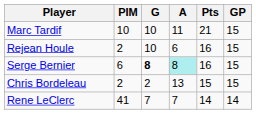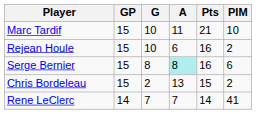columns swapped: (238, 13) <-> (128, 13)
(147, 65) bold -> (147, 65) normal
